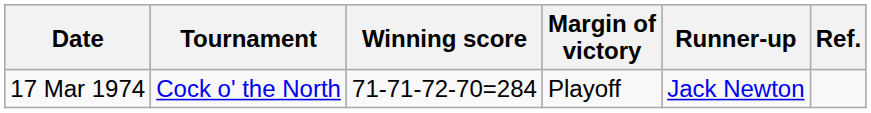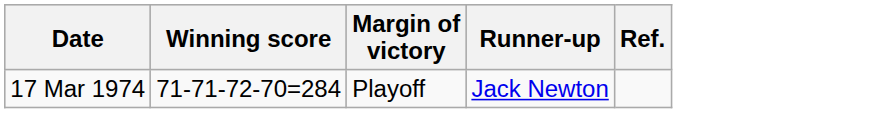- column: (249, 37)
